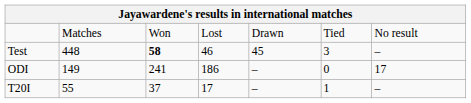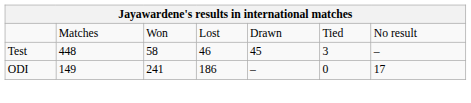(155, 51) bold -> (152, 51) normal
- row: (19, 88)
